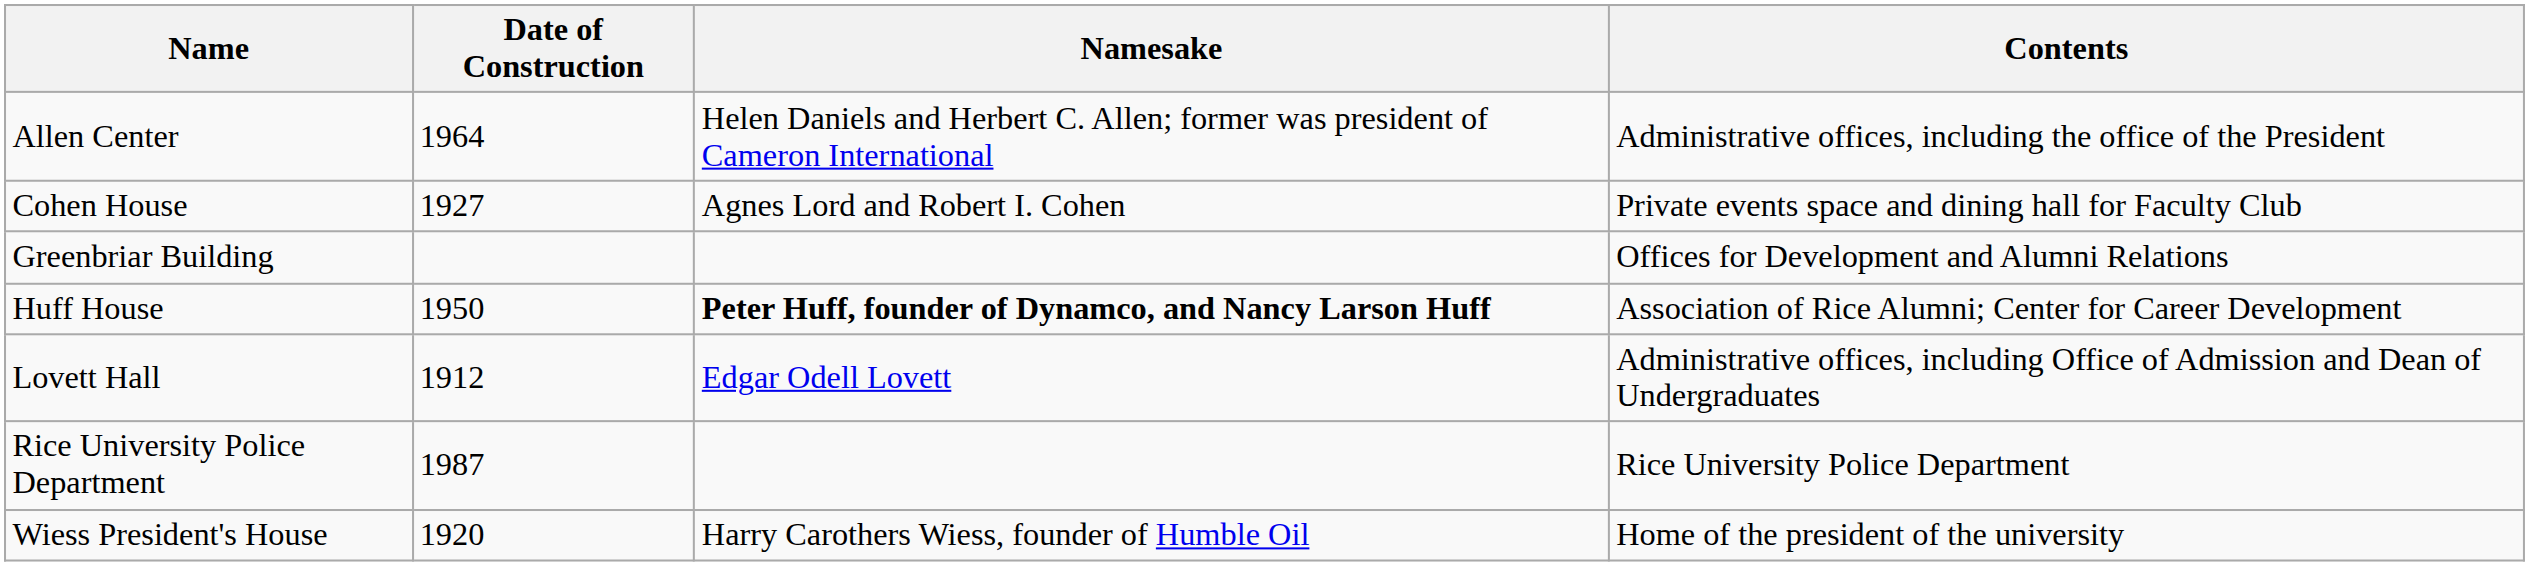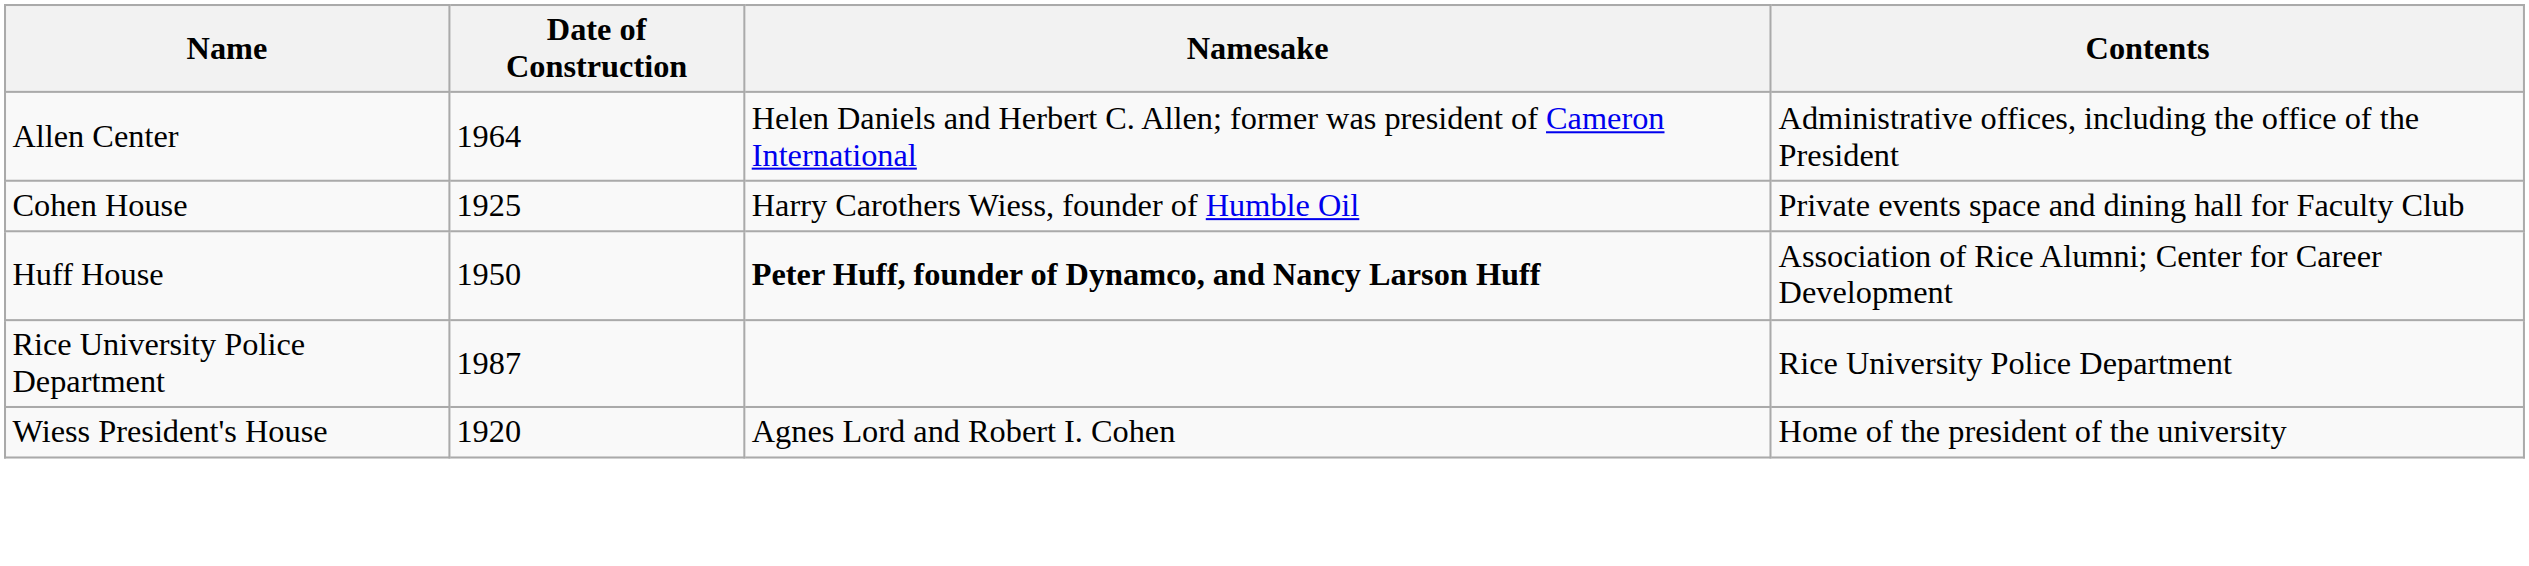(452, 205) 1927 -> (489, 205) 1925
(914, 205) Agnes Lord and Robert I. Cohen -> (1056, 205) Harry Carothers Wiess, founder of Humble Oil
- row: (143, 256)
- row: (87, 377)
(1006, 534) Harry Carothers Wiess, founder of Humble Oil -> (964, 431) Agnes Lord and Robert I. Cohen
